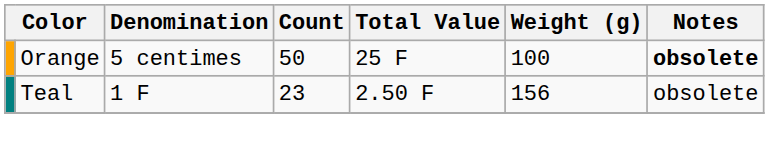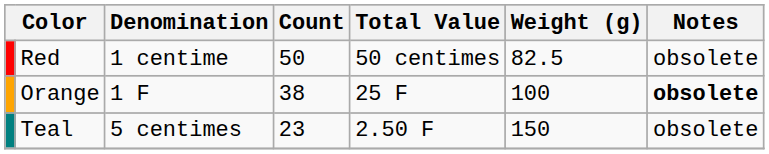+ row: (40, 59)
(176, 59) 5 centimes -> (130, 94) 1 F
(292, 59) 50 -> (292, 94) 38
(130, 94) 1 F -> (176, 130) 5 centimes
(530, 94) 156 -> (530, 130) 150
